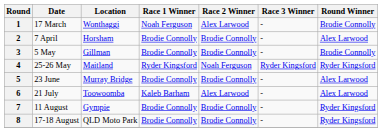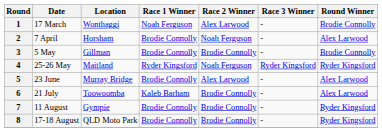(229, 38) Brodie Connolly -> (226, 38) Noah Ferguson
(229, 79) Brodie Connolly -> (225, 79) Alex Larwood
(225, 93) Alex Larwood -> (229, 93) Brodie Connolly
